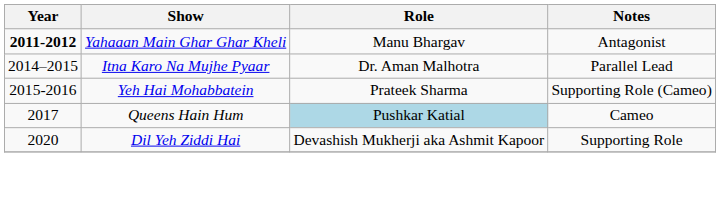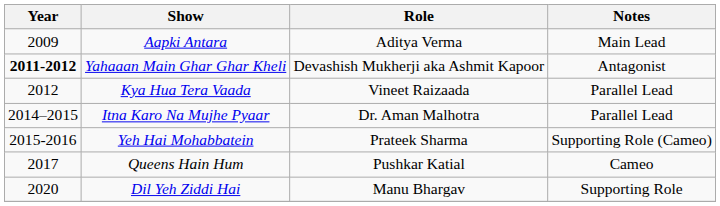+ row: (186, 41)
(419, 41) Manu Bhargav -> (419, 66) Devashish Mukherji aka Ashmit Kapoor
+ row: (186, 90)
(419, 115) lightblue background -> (419, 164) no background
(419, 139) Devashish Mukherji aka Ashmit Kapoor -> (419, 189) Manu Bhargav
